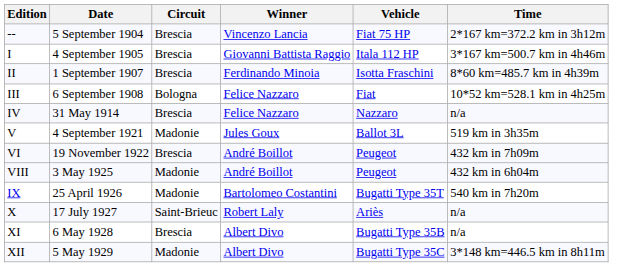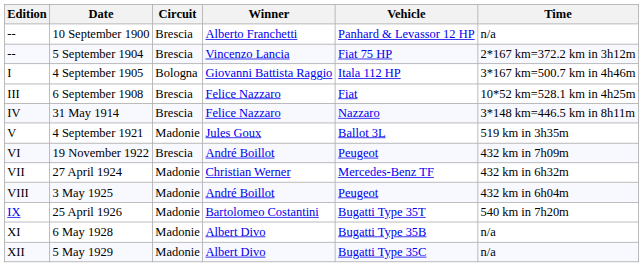+ row: (101, 34)
(173, 53) Brescia -> (177, 73) Bologna
- row: (98, 73)
(176, 93) Bologna -> (174, 93) Brescia
(458, 113) n/a -> (558, 113) 3*148 km=446.5 km in 8h11m
+ row: (87, 172)
- row: (85, 212)
(173, 232) Brescia -> (178, 232) Madonie
(528, 251) 3*148 km=446.5 km in 8h11m -> (488, 251) n/a
